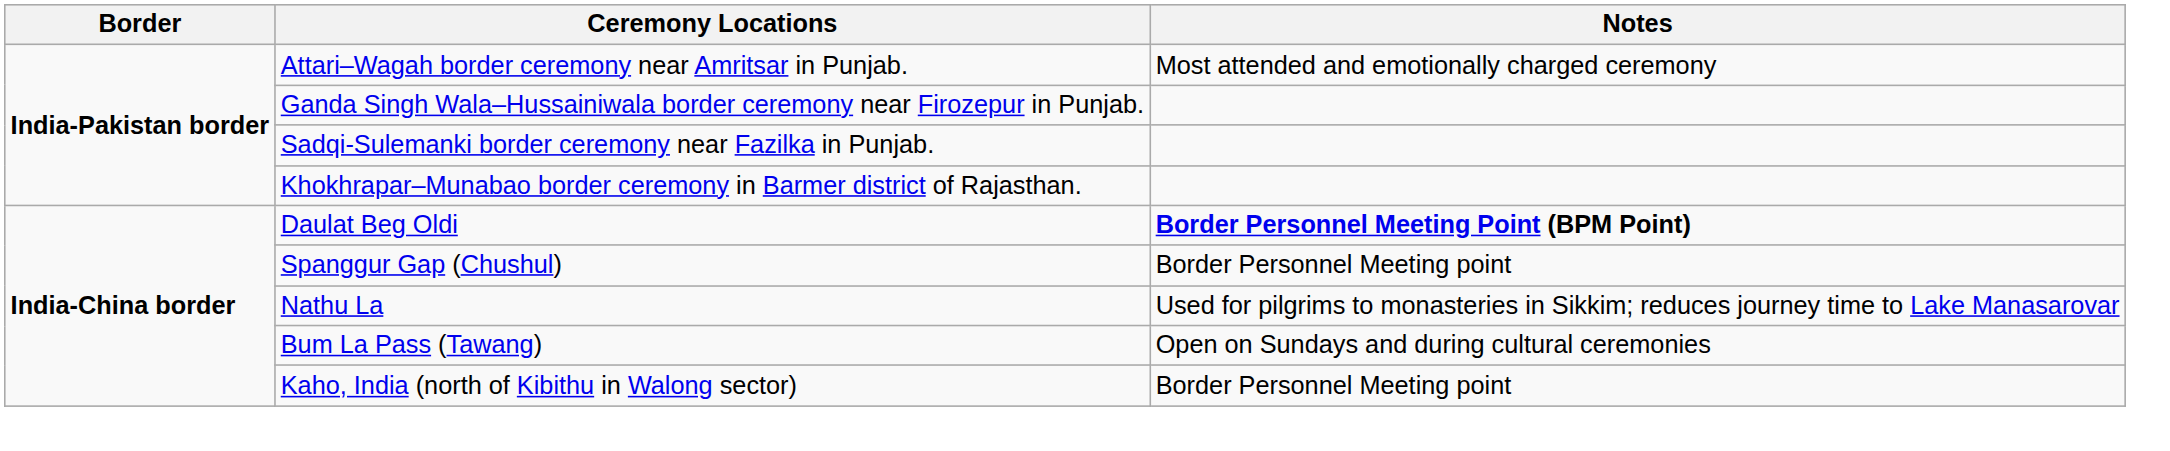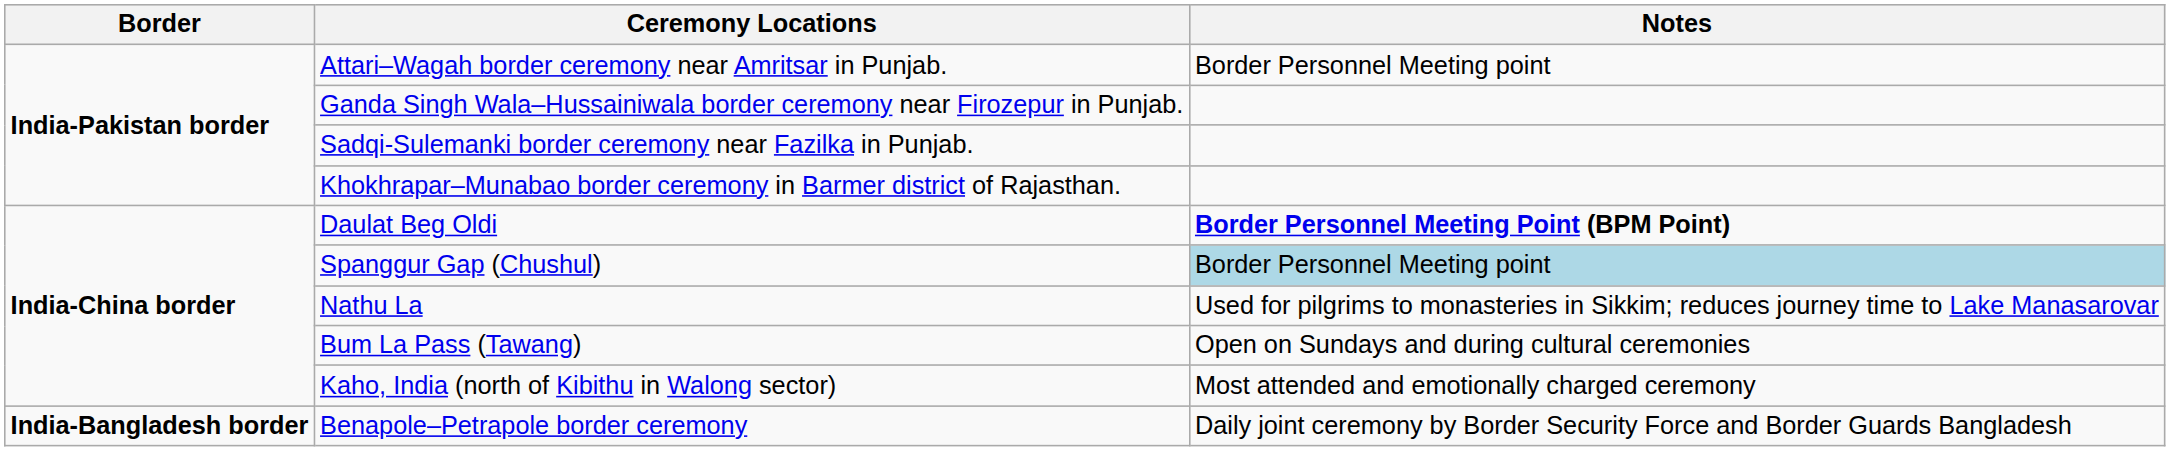(1436, 64) Most attended and emotionally charged ceremony -> (1373, 64) Border Personnel Meeting point
(1333, 265) no background -> (1373, 265) lightblue background
(1333, 385) Border Personnel Meeting point -> (1475, 385) Most attended and emotionally charged ceremony
+ row: (534, 425)
